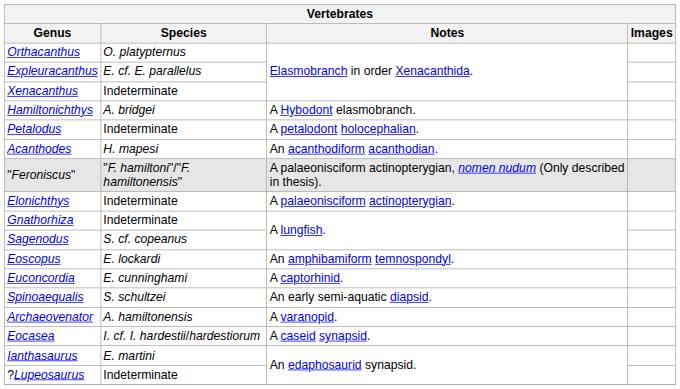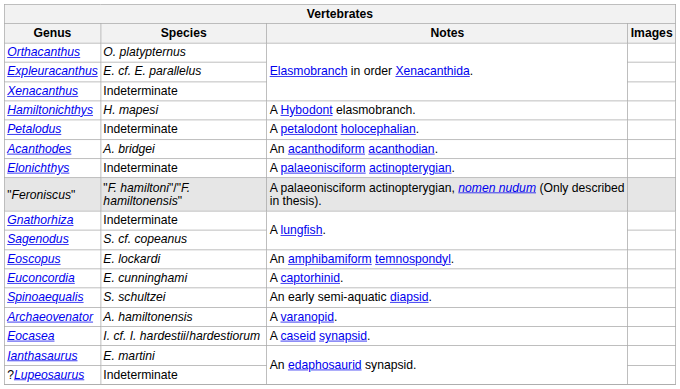(129, 110) A. bridgei -> (131, 110) H. mapesi
(131, 149) H. mapesi -> (129, 149) A. bridgei
rows swapped: (38, 201) <-> (41, 175)
